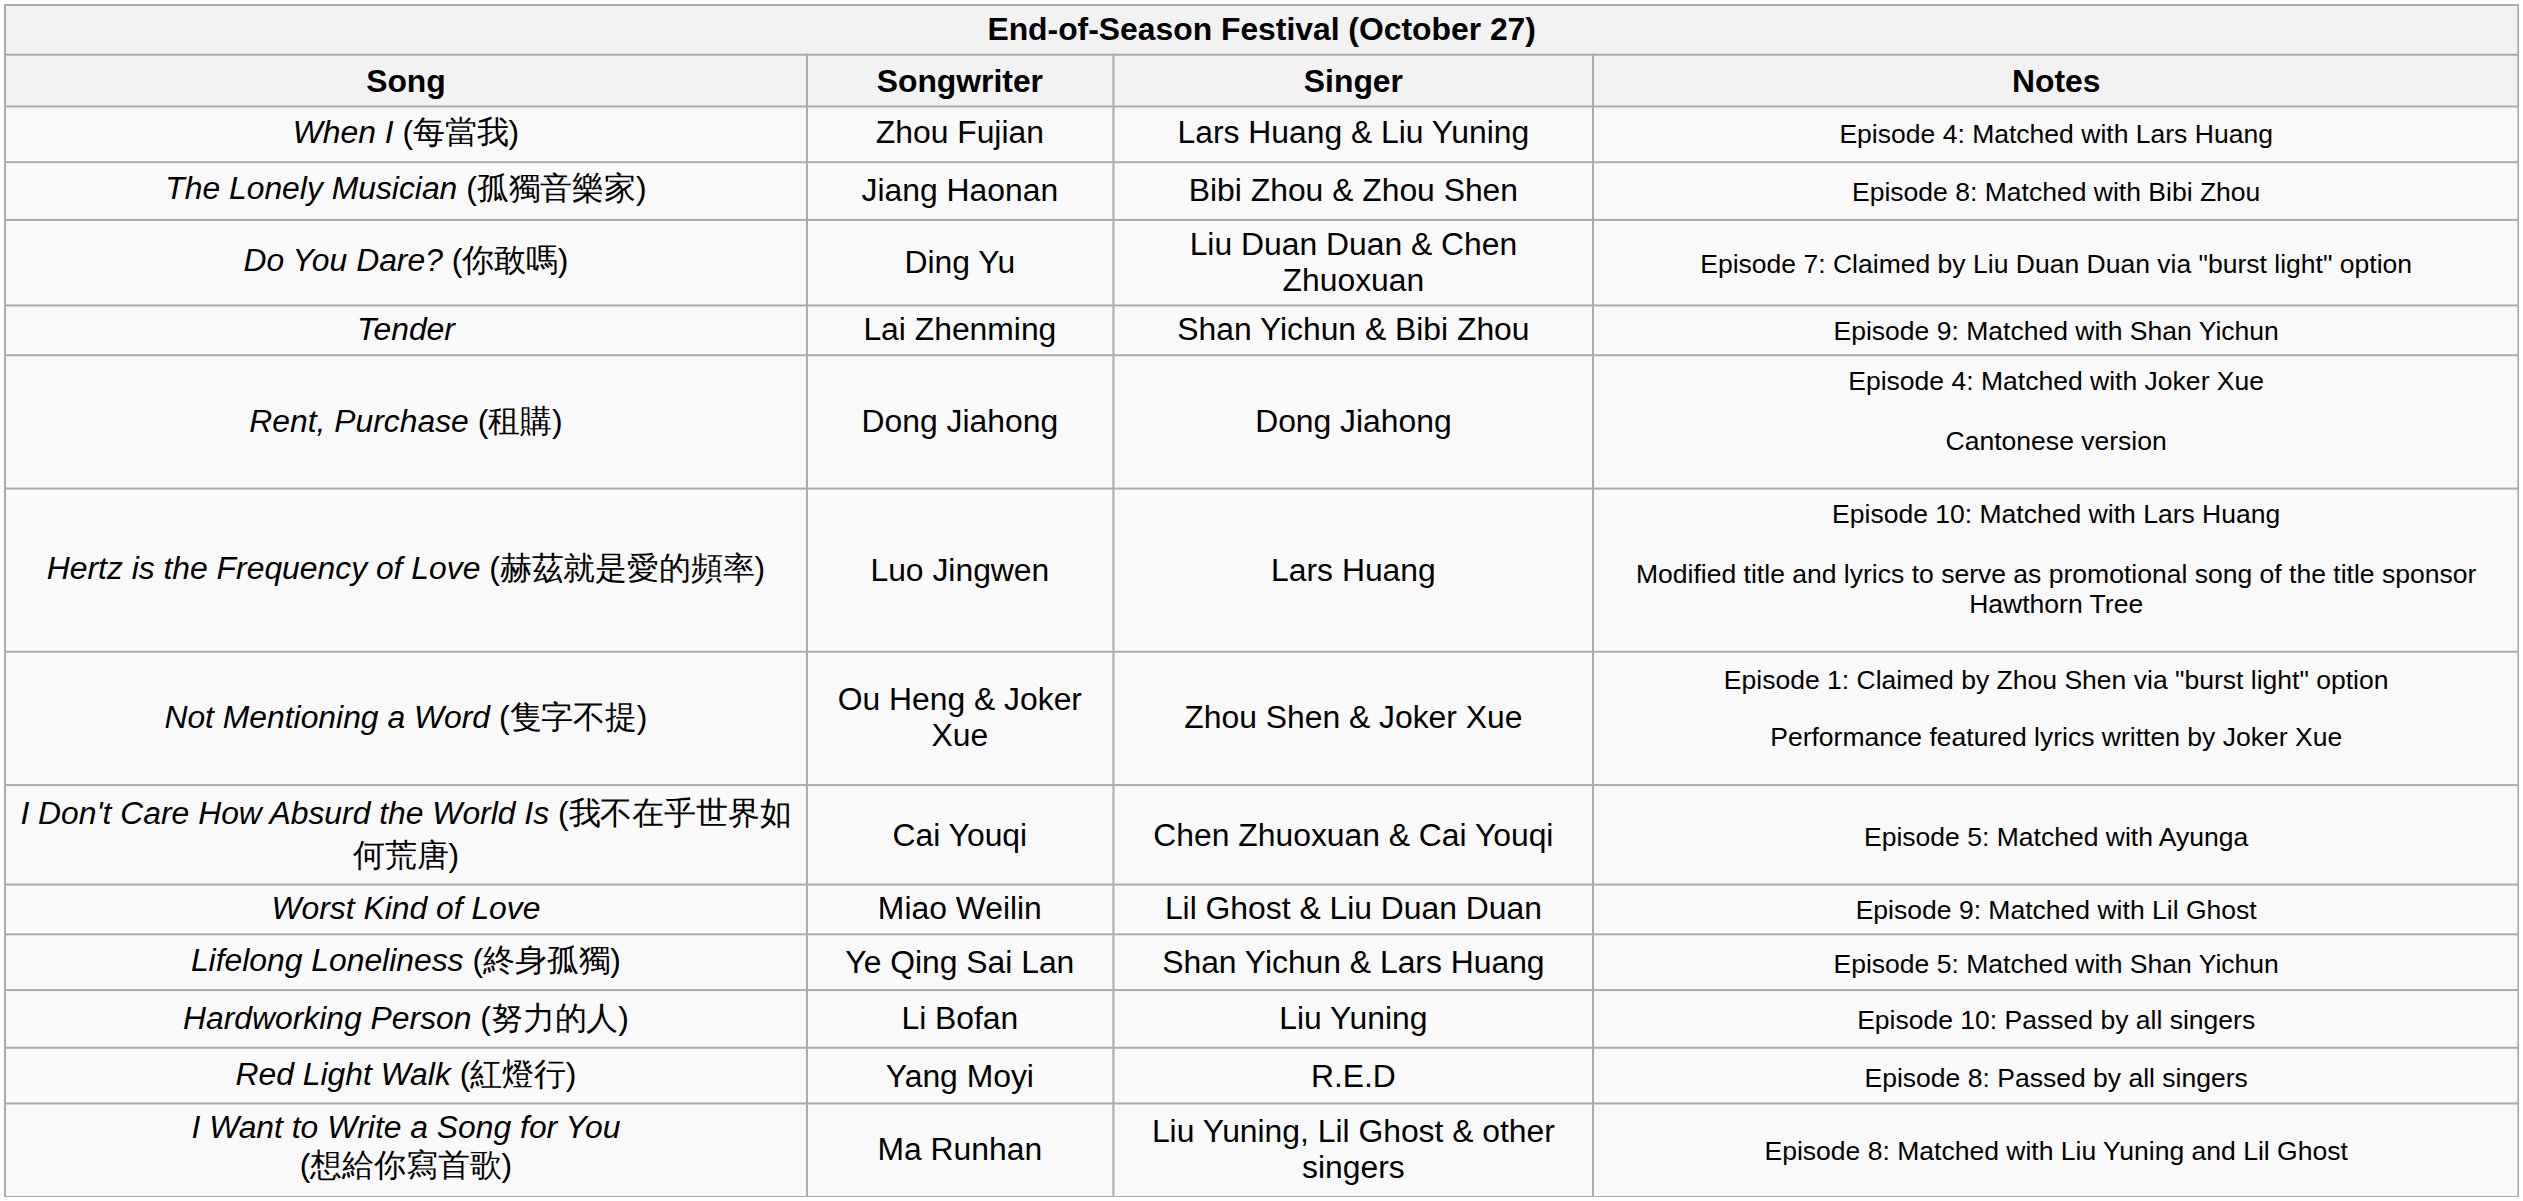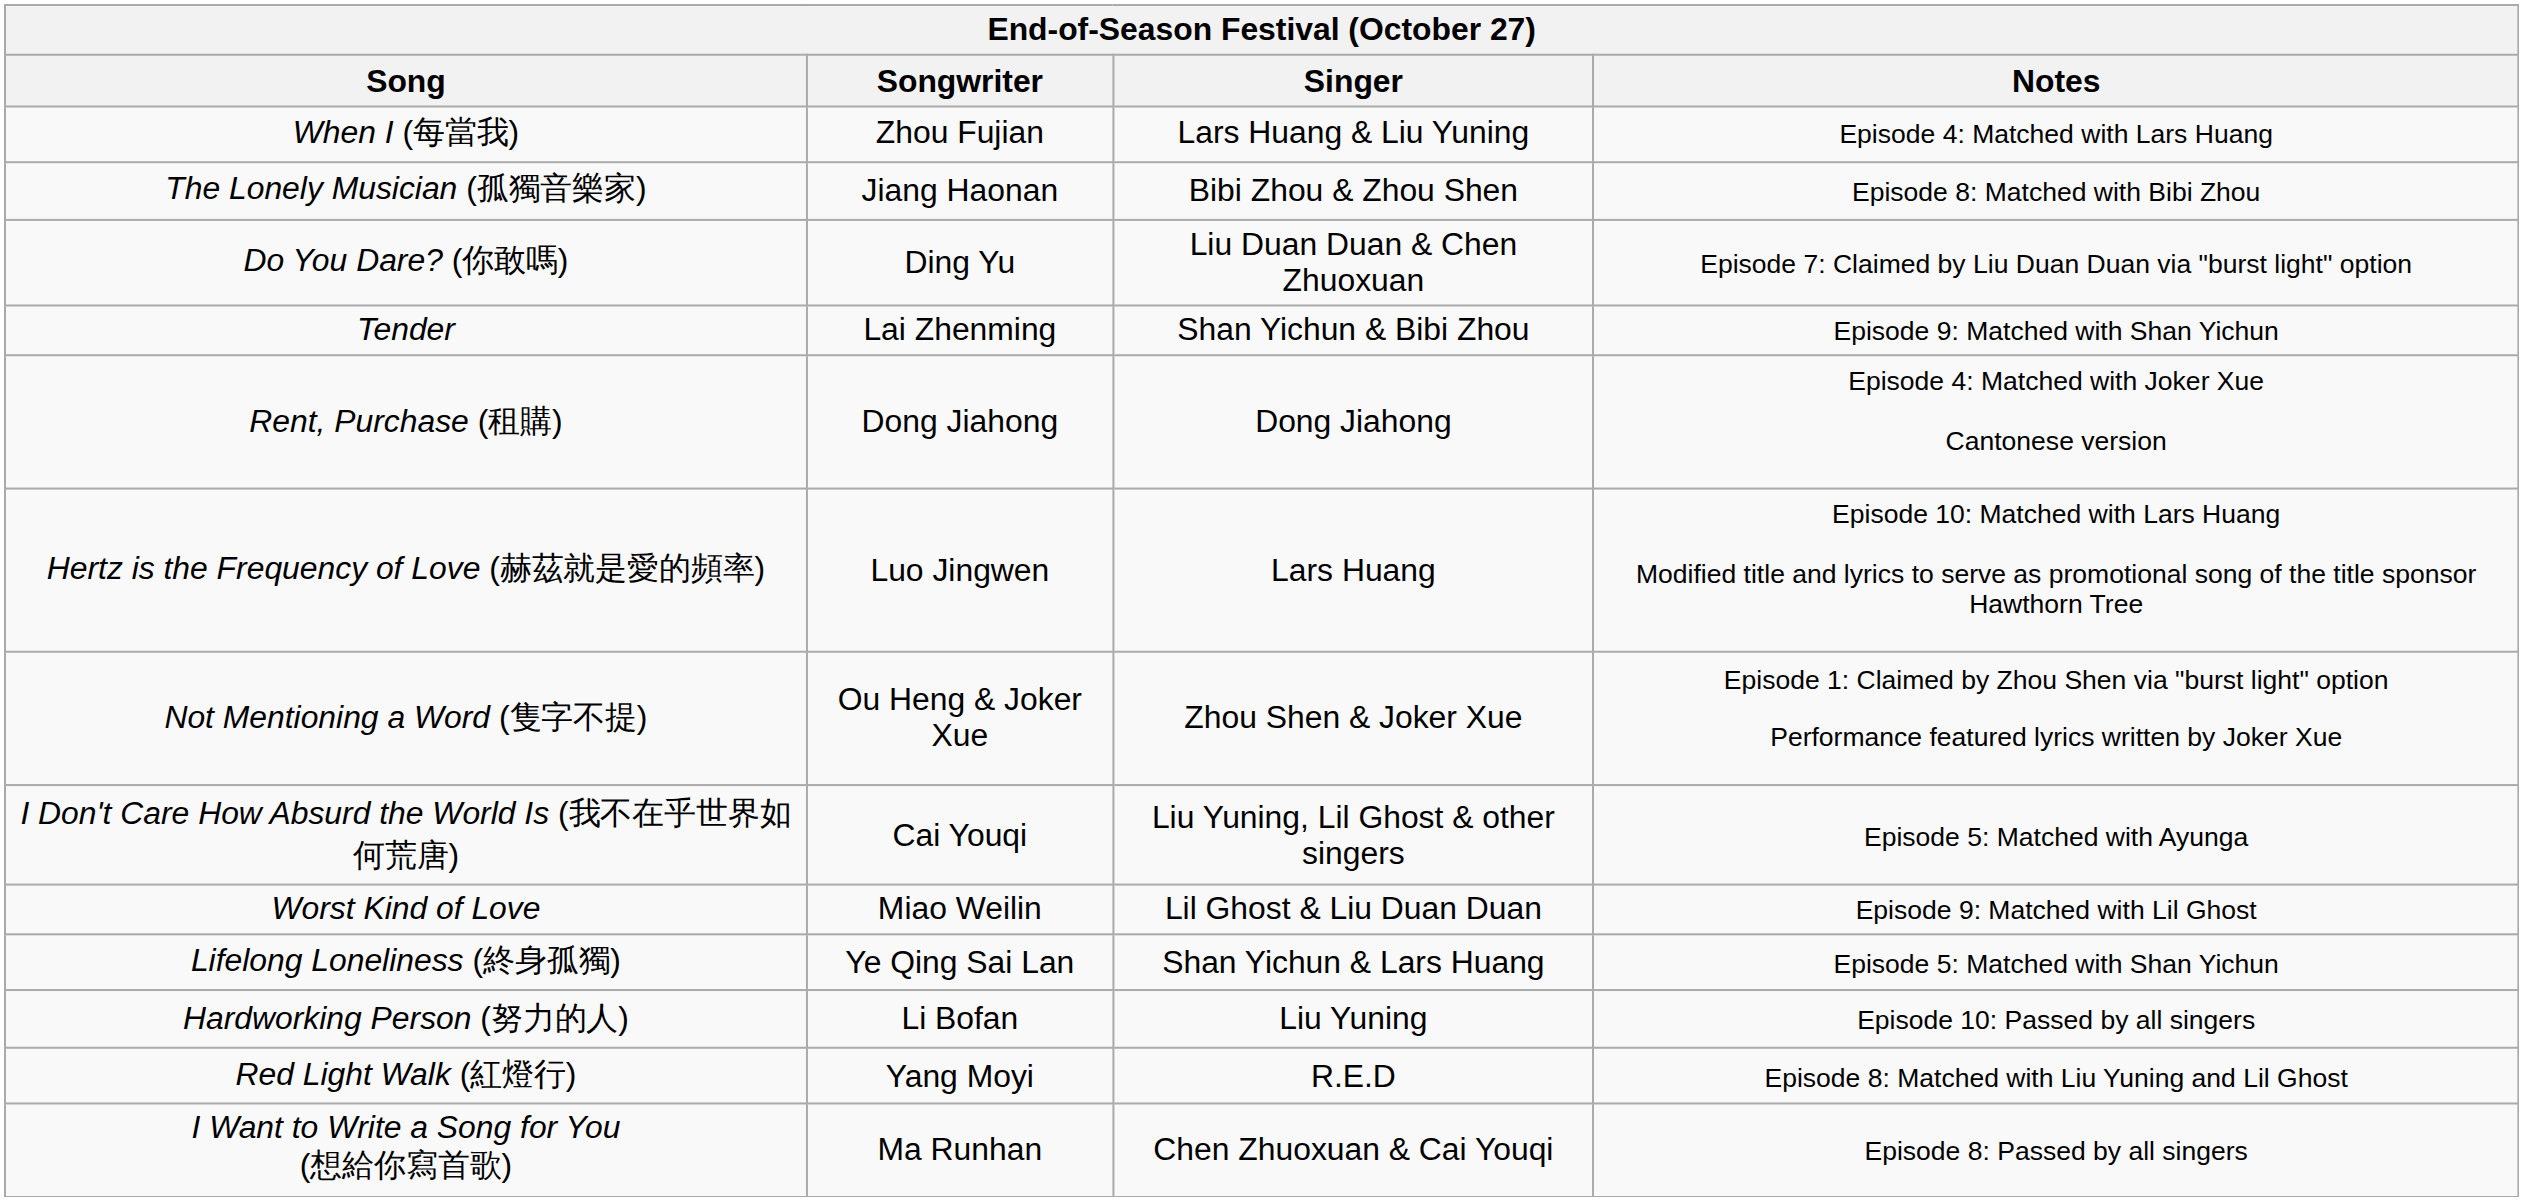(1353, 834) Chen Zhuoxuan & Cai Youqi -> (1353, 834) Liu Yuning, Lil Ghost & other singers
(2056, 1077) Episode 8: Passed by all singers -> (2056, 1077) Episode 8: Matched with Liu Yuning and Lil Ghost
(1353, 1149) Liu Yuning, Lil Ghost & other singers -> (1353, 1149) Chen Zhuoxuan & Cai Youqi
(2056, 1151) Episode 8: Matched with Liu Yuning and Lil Ghost -> (2056, 1151) Episode 8: Passed by all singers
